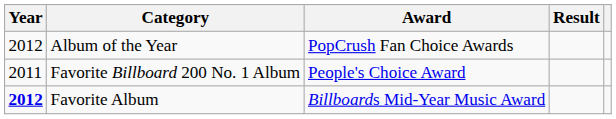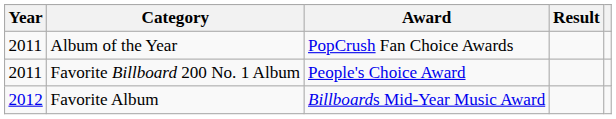(26, 45) 2012 -> (25, 45) 2011
(26, 99) bold -> (26, 99) normal
